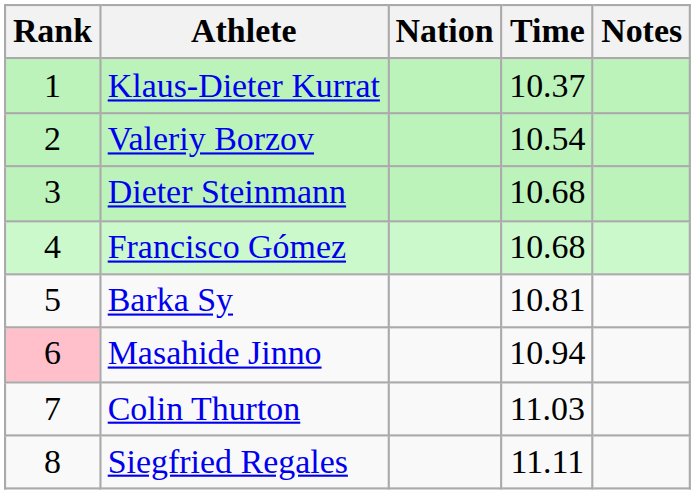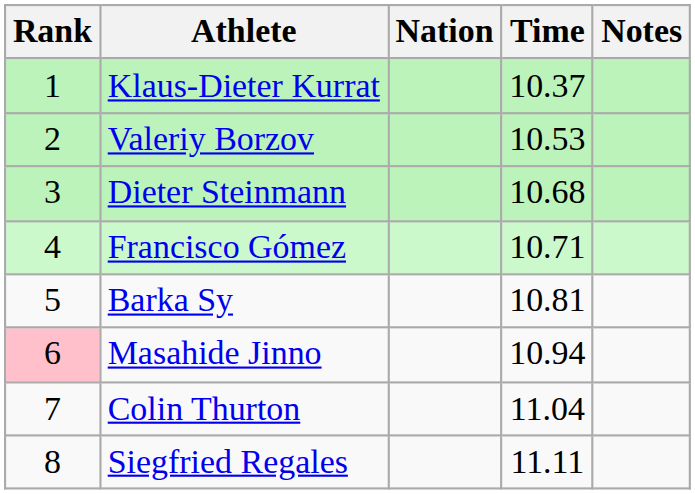(547, 138) 10.54 -> (547, 138) 10.53
(547, 246) 10.68 -> (547, 246) 10.71
(547, 407) 11.03 -> (547, 407) 11.04
